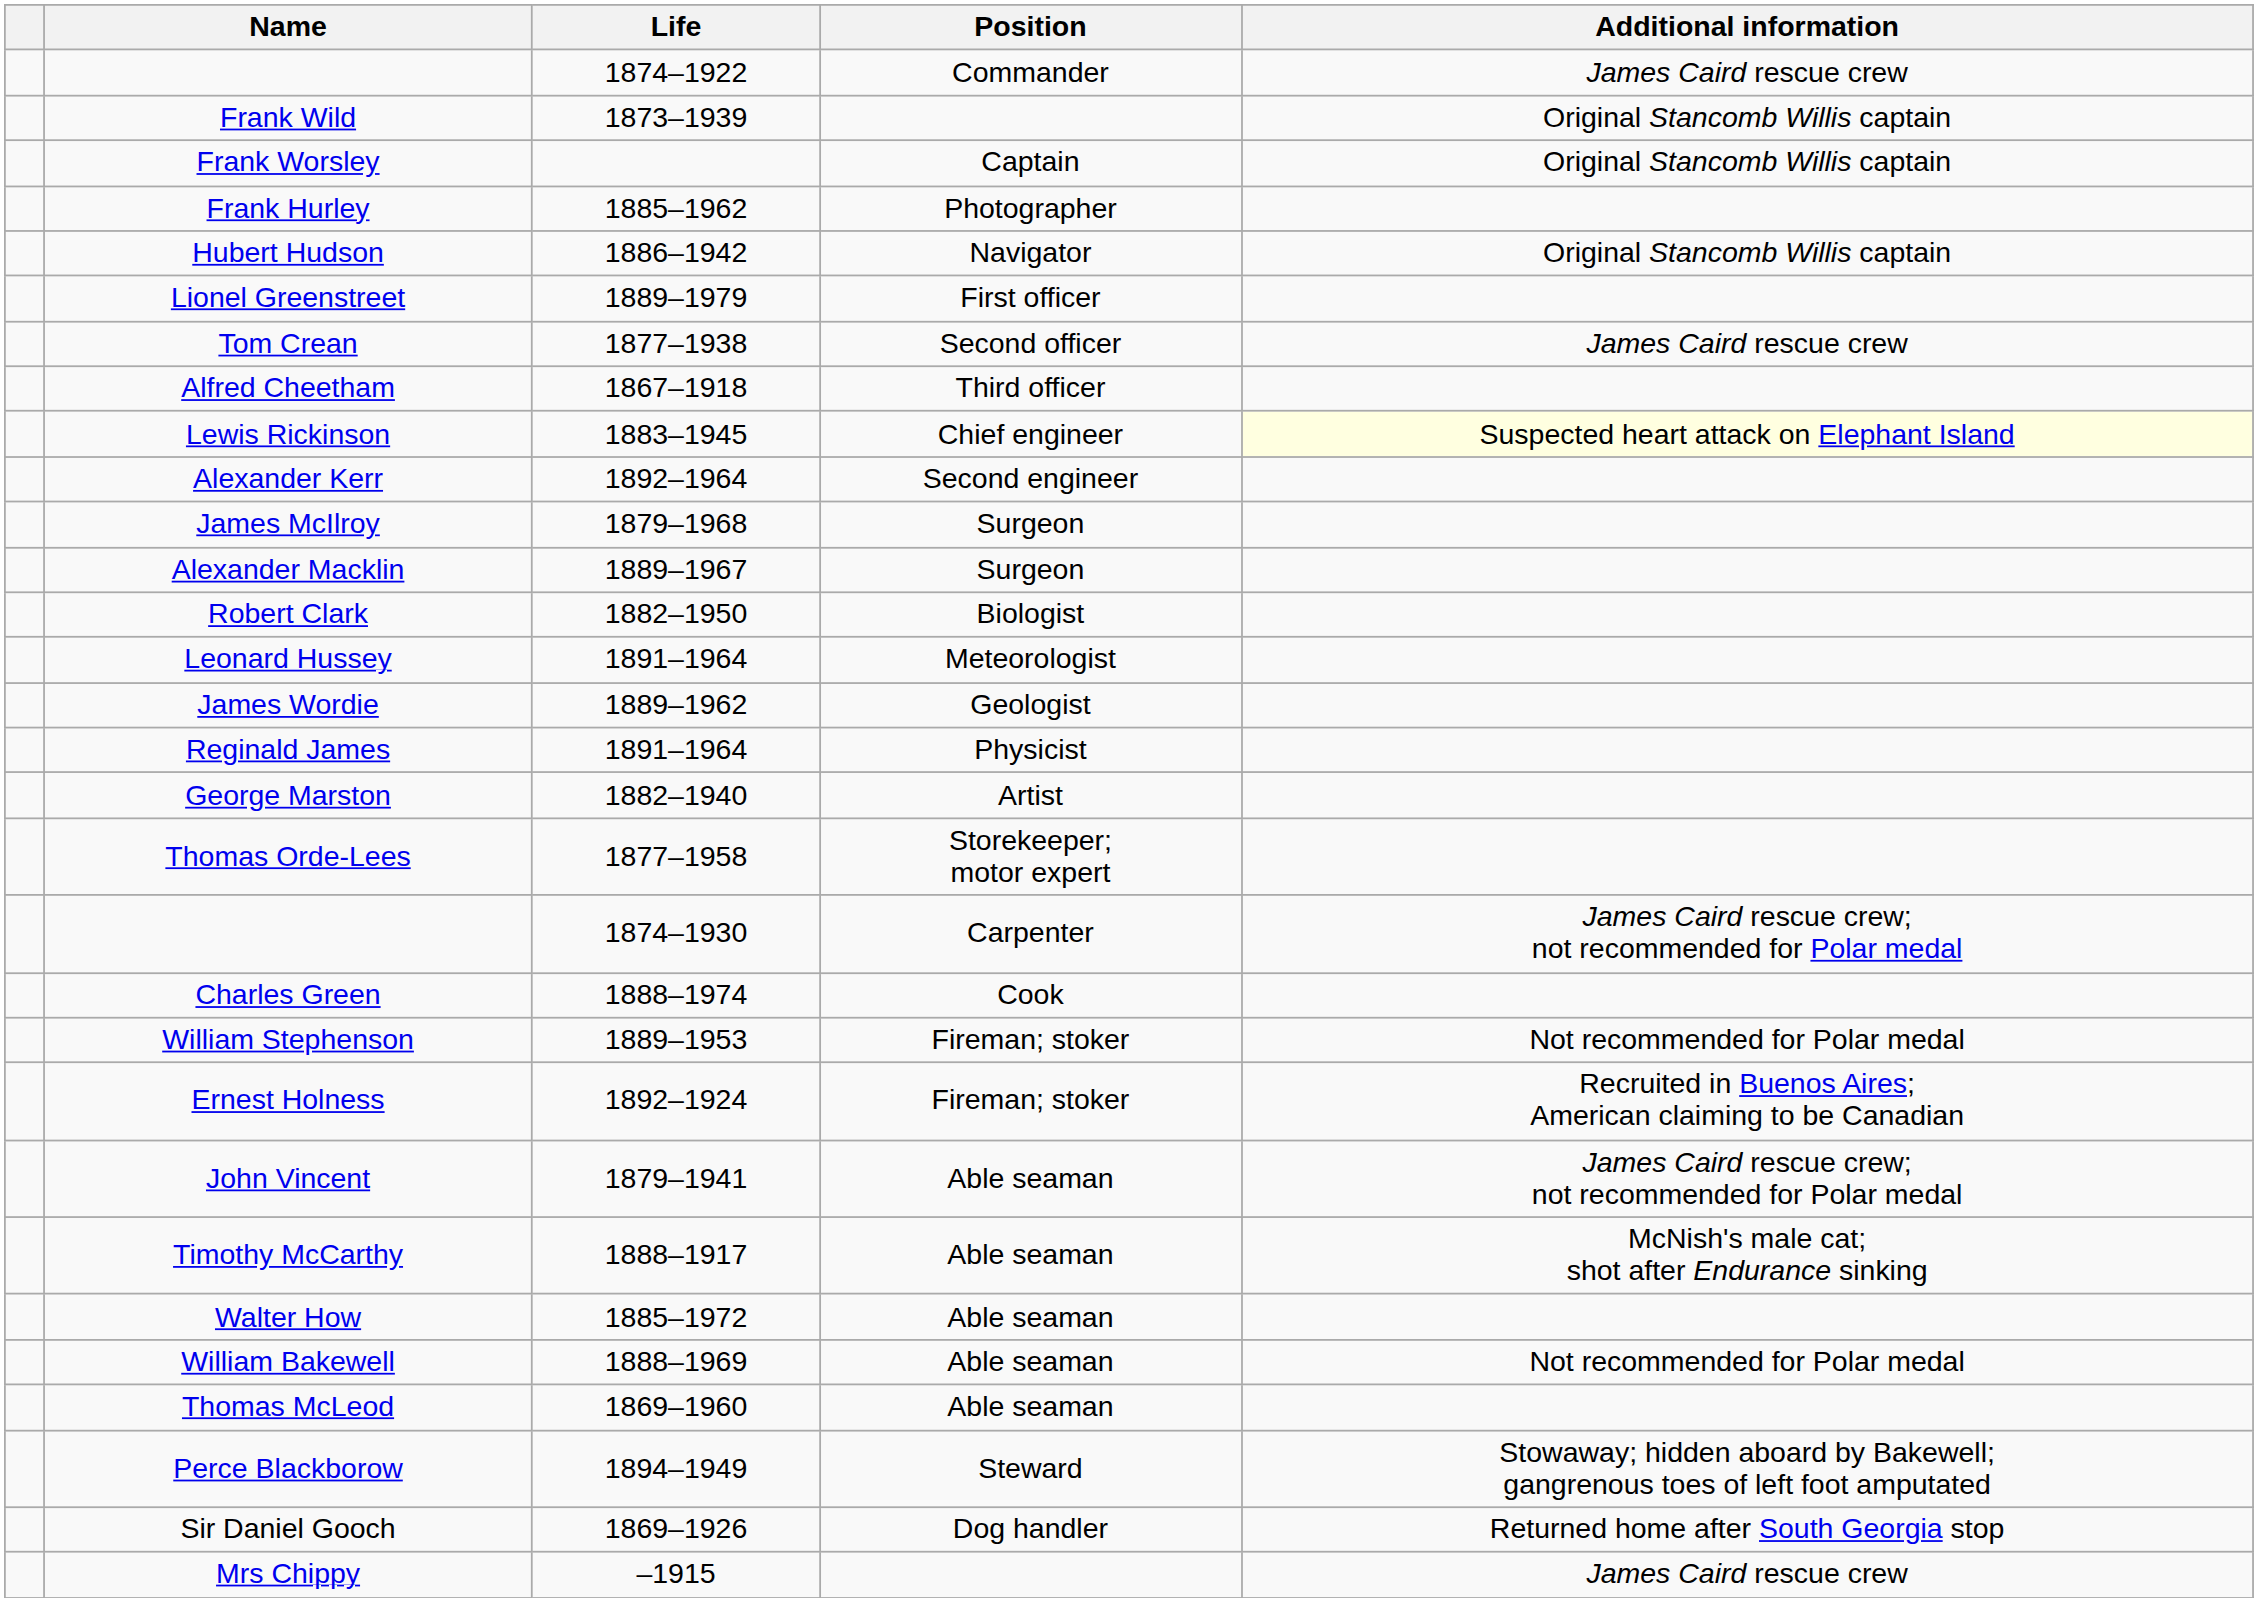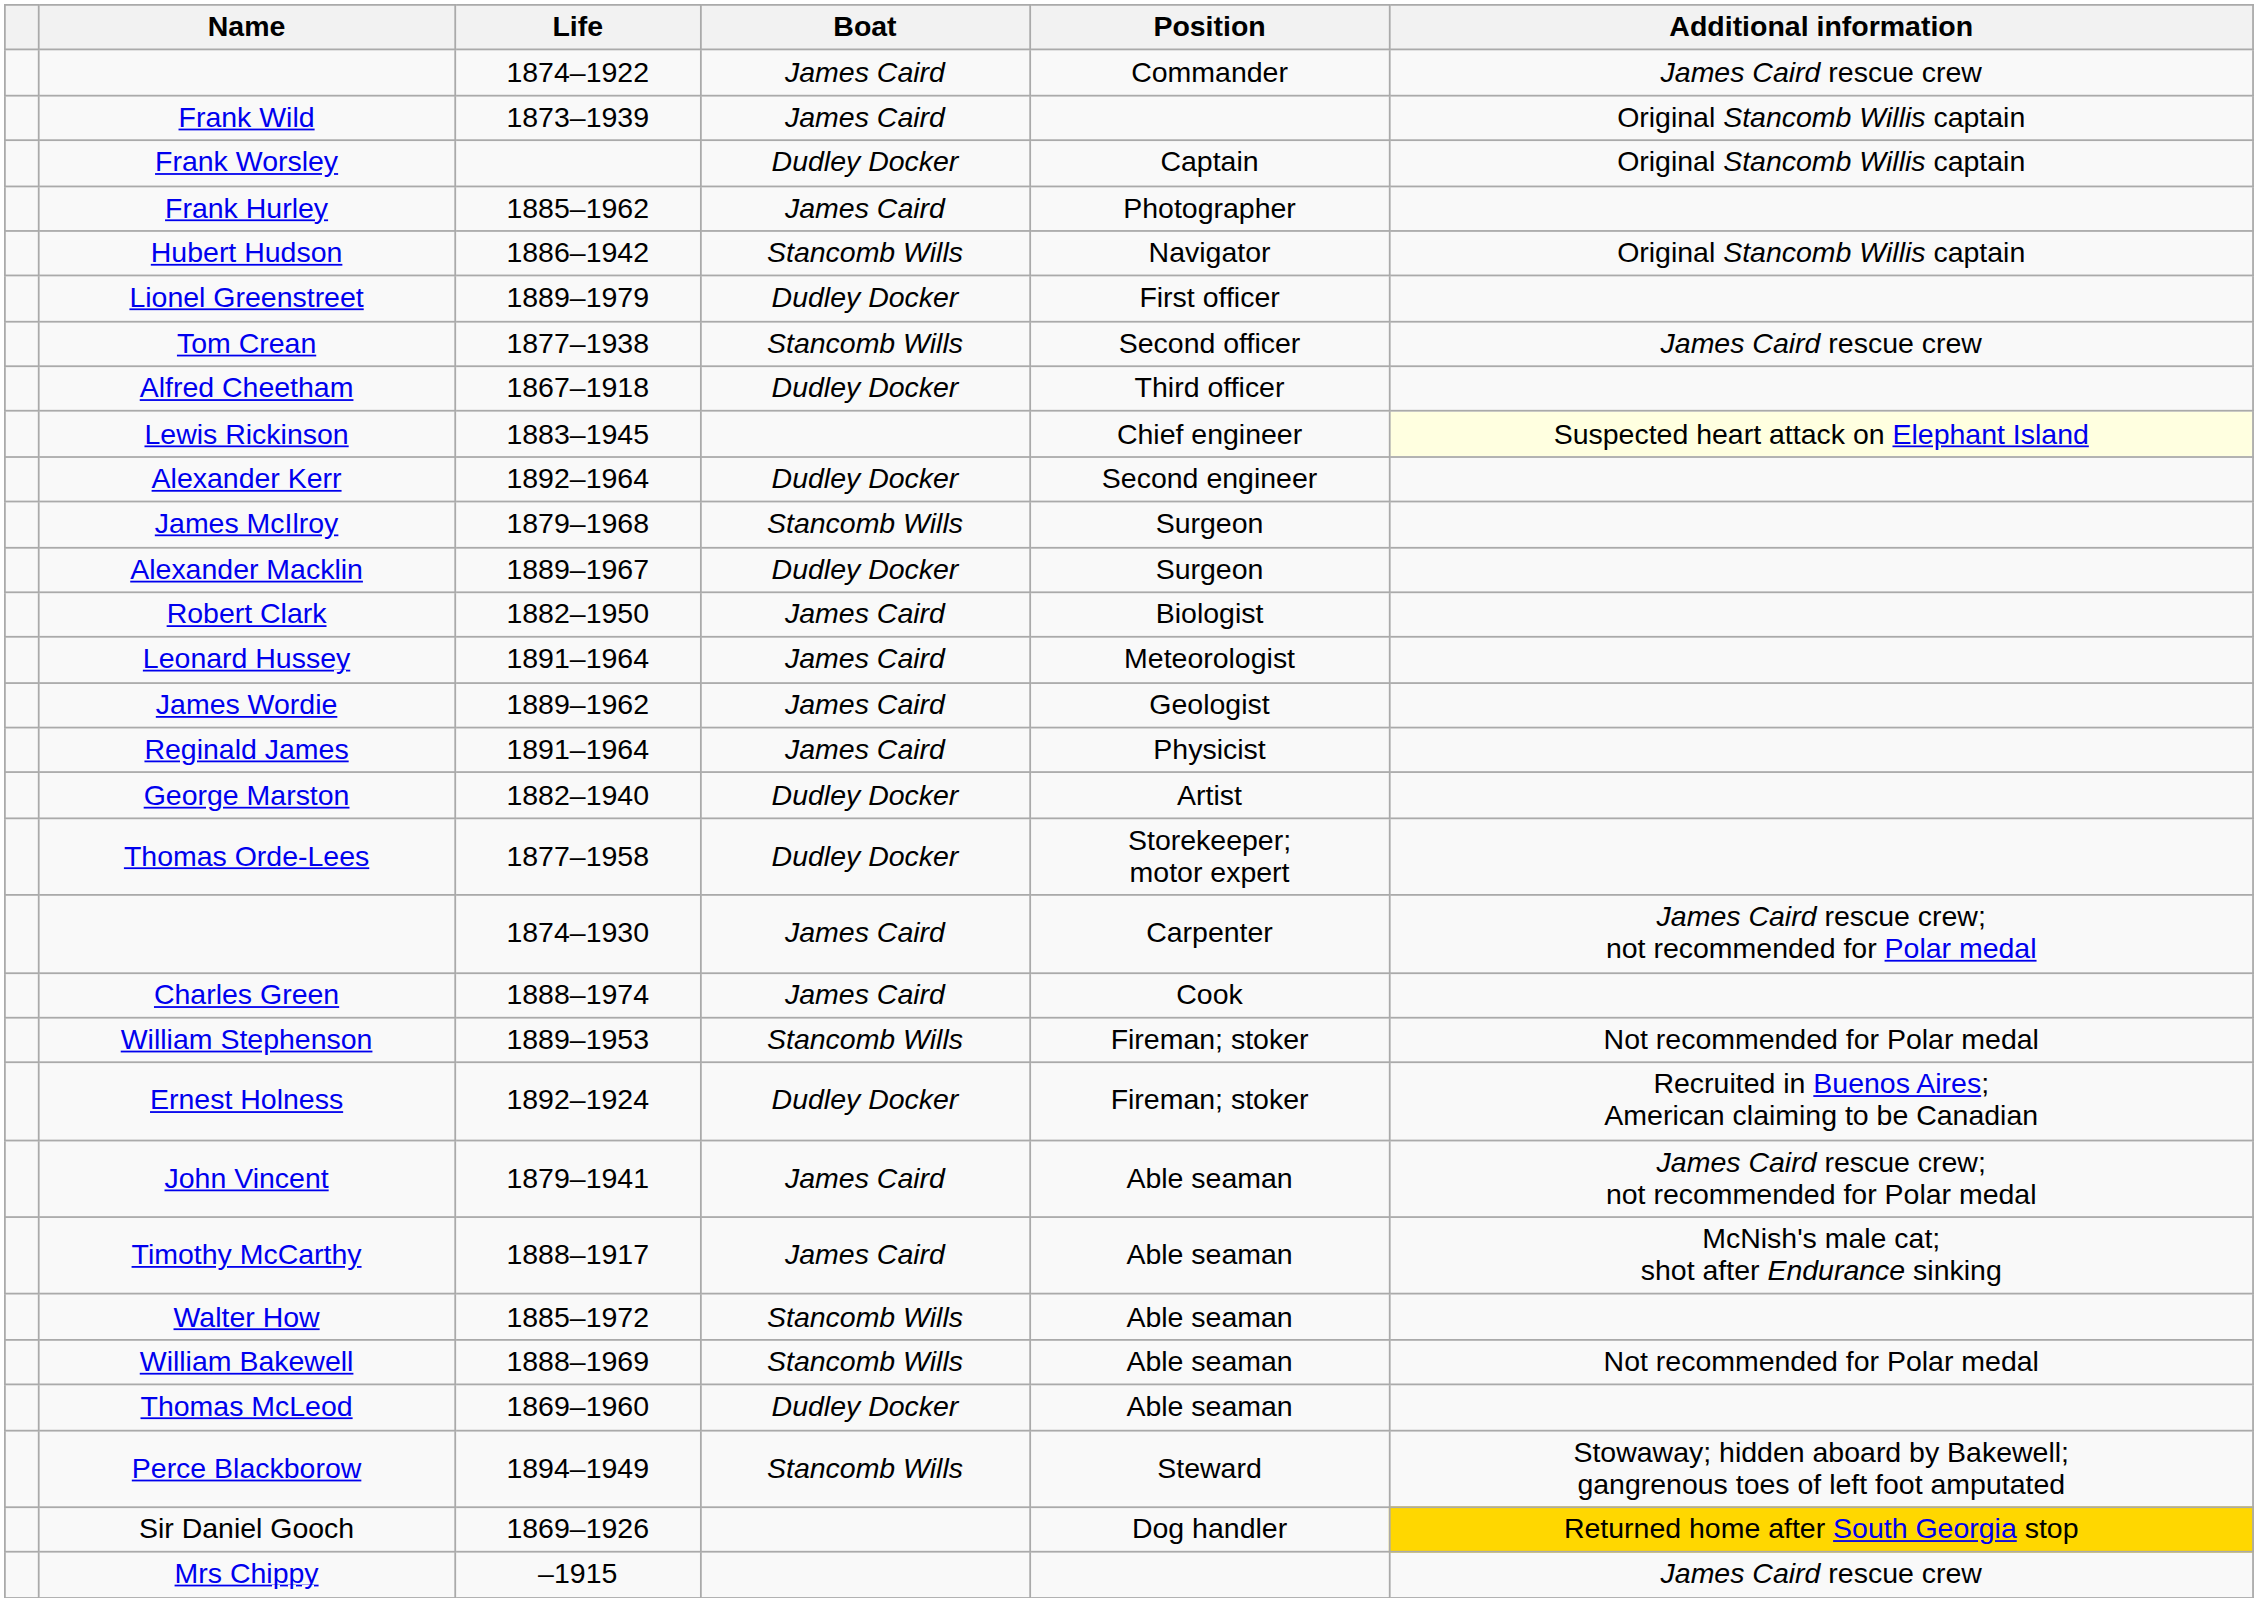+ column: (865, 27)
(1747, 1529) no background -> (1821, 1529) gold background
